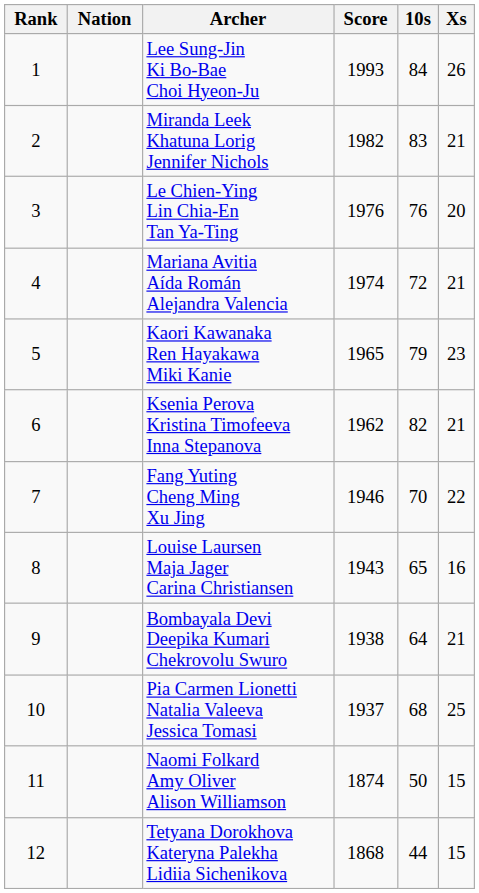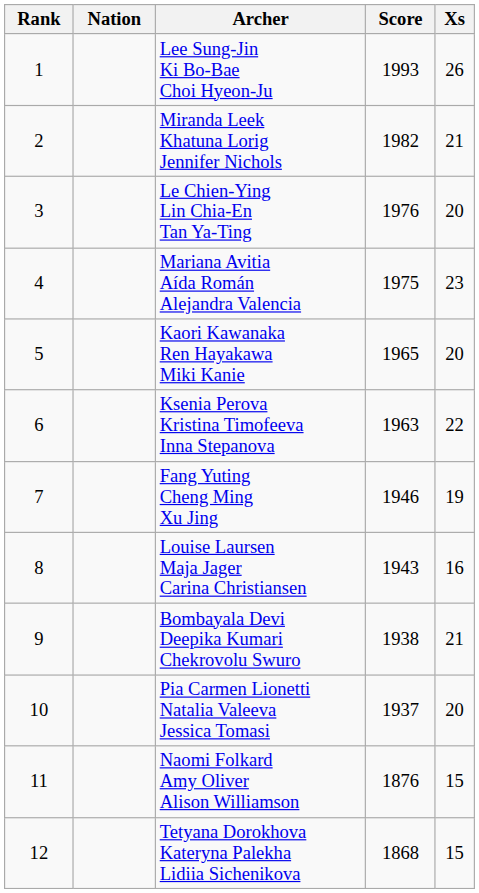- column: (418, 19)
(366, 283) 1974 -> (401, 283) 1975
(456, 283) 21 -> (455, 283) 23
(456, 354) 23 -> (455, 354) 20
(366, 425) 1962 -> (401, 425) 1963
(456, 425) 21 -> (455, 425) 22
(456, 496) 22 -> (455, 496) 19
(456, 710) 25 -> (455, 710) 20
(366, 781) 1874 -> (401, 781) 1876
